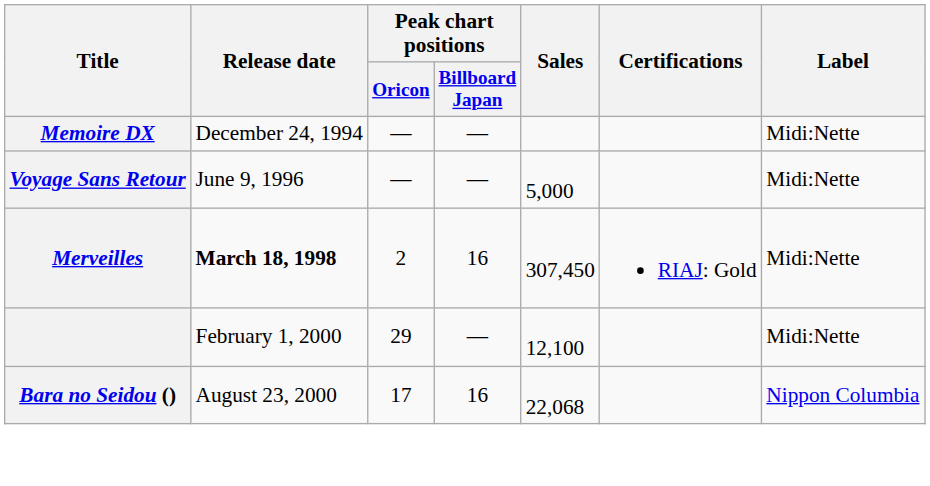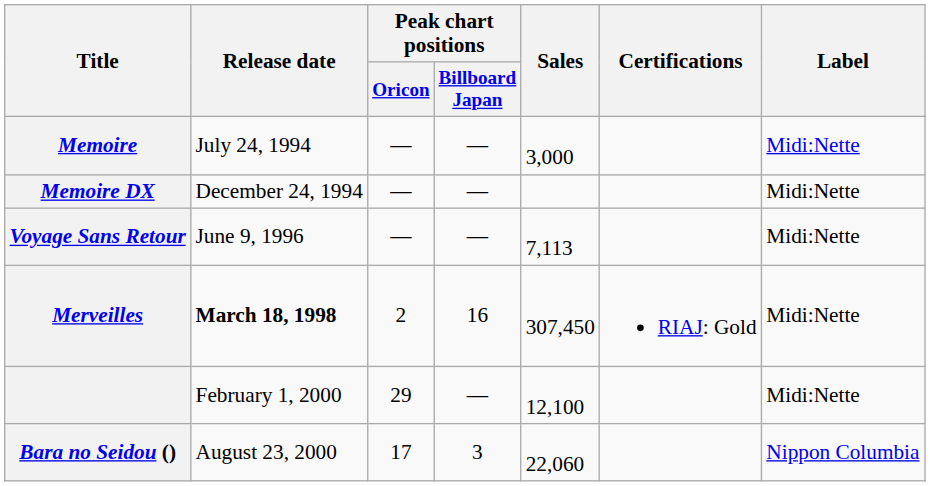+ row: (98, 145)
(550, 190) 5,000 -> (549, 248) 7,113
(477, 394) 16 -> (477, 452) 3
(555, 406) 22,068 -> (555, 464) 22,060
